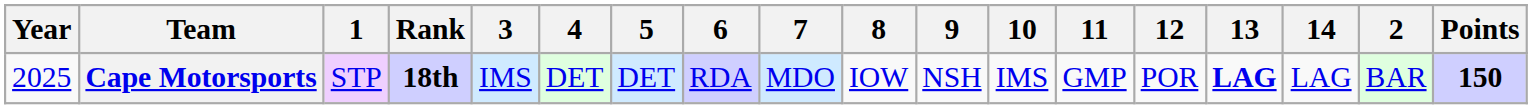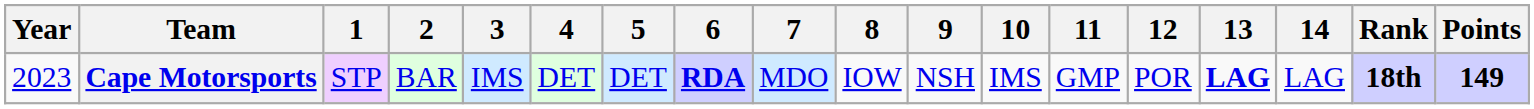columns swapped: (1396, 28) <-> (430, 28)
(42, 77) 2025 -> (42, 77) 2023
(720, 77) normal -> (713, 77) bold
(1480, 77) 150 -> (1482, 77) 149
